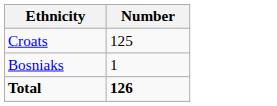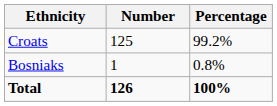+ column: (231, 16)
